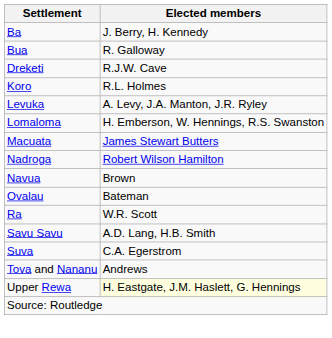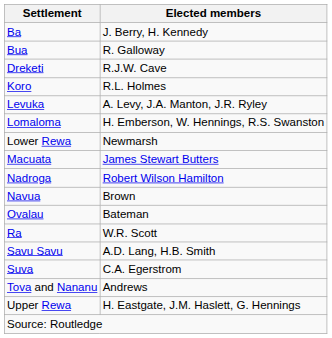+ row: (39, 141)
(202, 287) lightyellow background -> (202, 305) no background
